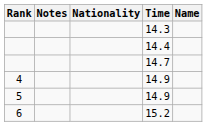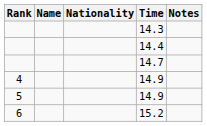columns swapped: (187, 13) <-> (52, 13)
